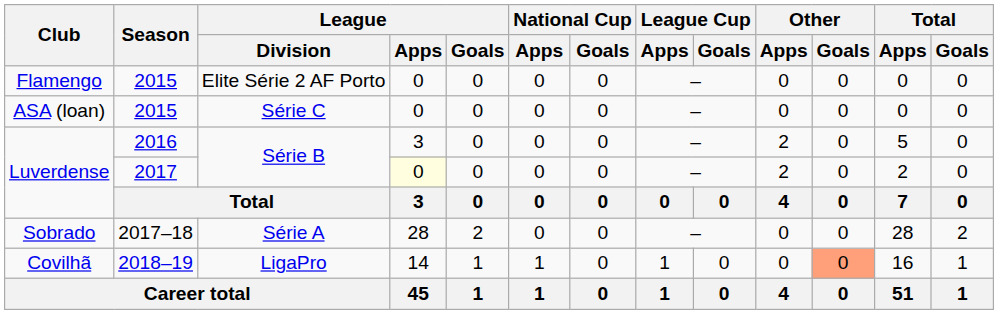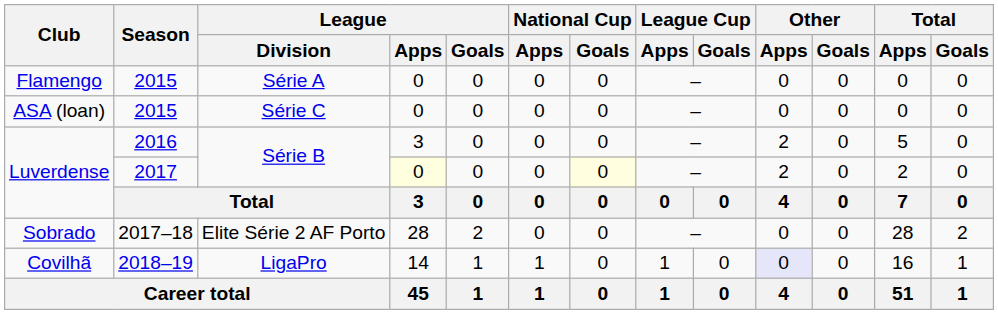(294, 80) Elite Série 2 AF Porto -> (294, 80) Série A
(603, 171) no background -> (603, 171) lightyellow background
(294, 232) Série A -> (294, 232) Elite Série 2 AF Porto
(784, 263) no background -> (784, 263) lavender background
(843, 263) lightsalmon background -> (843, 263) no background
